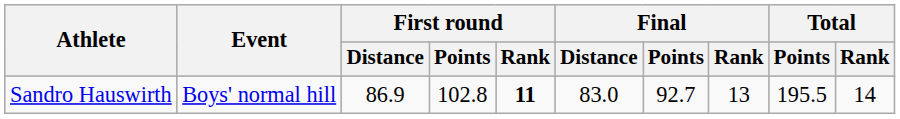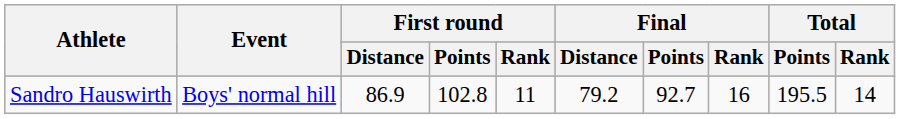(525, 94) bold -> (525, 94) normal
(599, 94) 83.0 -> (599, 94) 79.2
(739, 94) 13 -> (739, 94) 16
